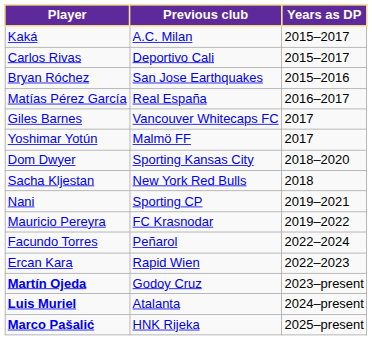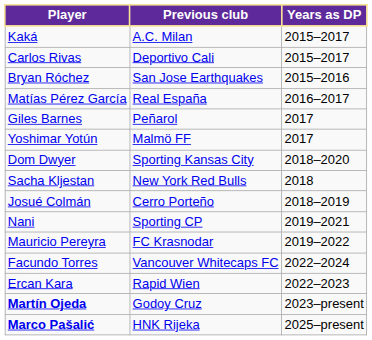(206, 119) Vancouver Whitecaps FC -> (155, 119) Peñarol
+ row: (49, 201)
(155, 242) Peñarol -> (206, 263) Vancouver Whitecaps FC
- row: (42, 304)
